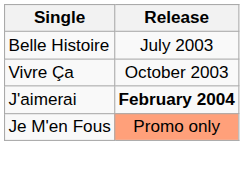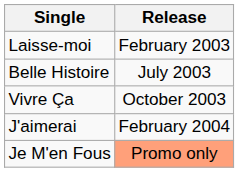+ row: (50, 45)
(177, 99) bold -> (174, 126) normal
